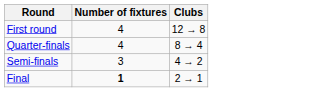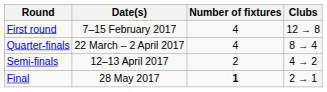+ column: (129, 12)
(121, 62) 3 -> (235, 62) 2
